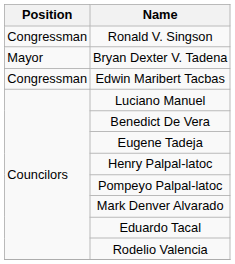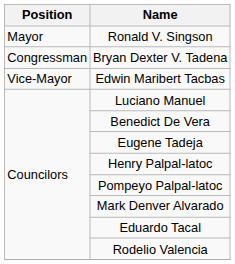(47, 36) Congressman -> (25, 36) Mayor
(25, 57) Mayor -> (47, 57) Congressman
(47, 79) Congressman -> (40, 79) Vice-Mayor
